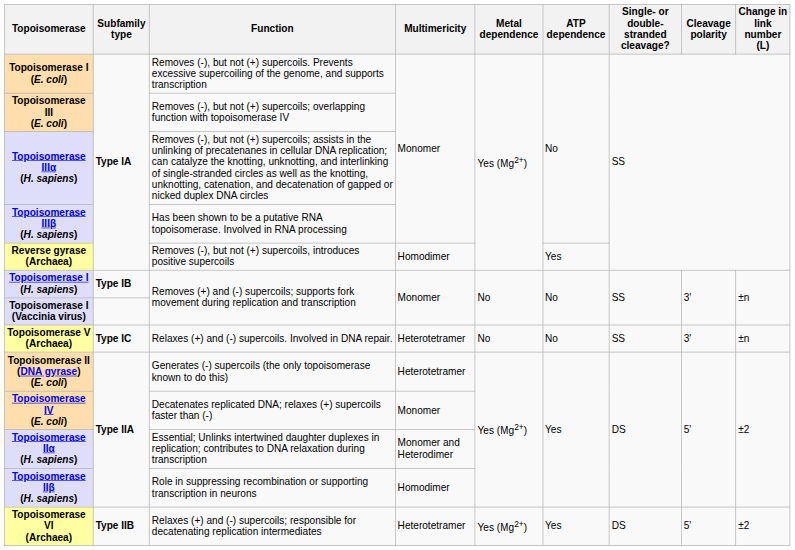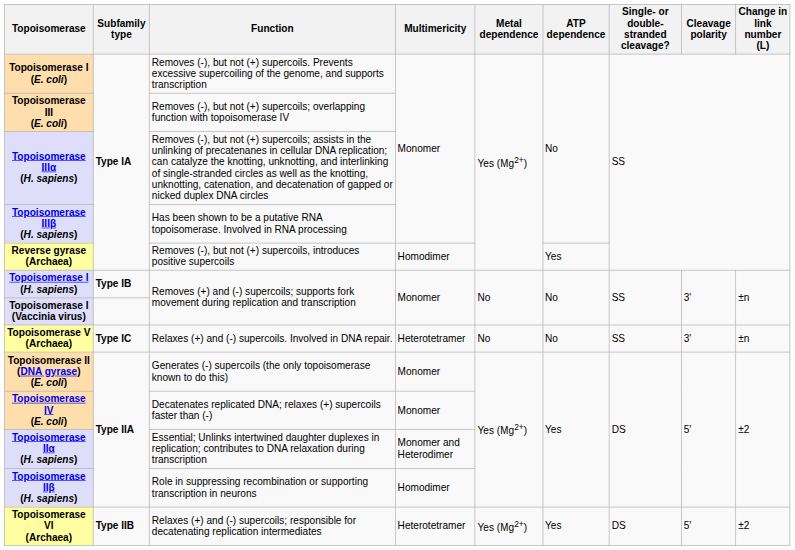(431, 371) Heterotetramer -> (419, 371) Monomer
